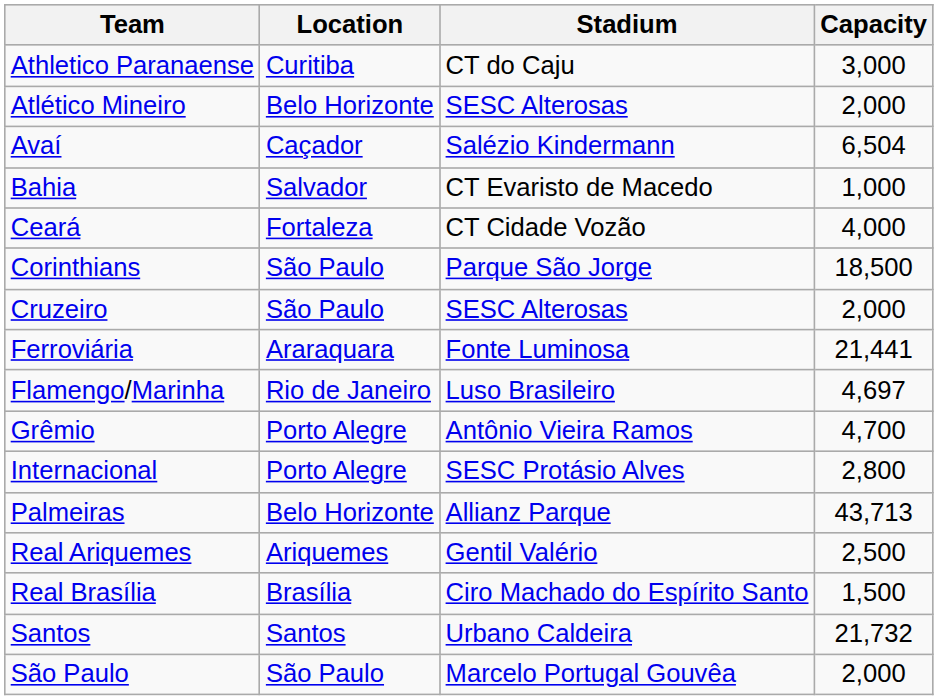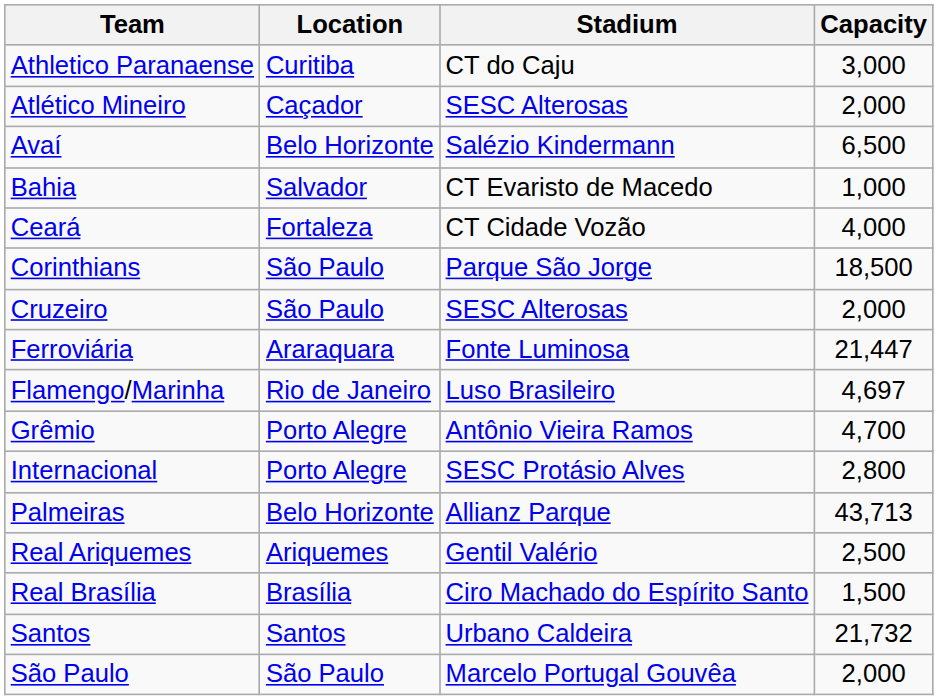(350, 106) Belo Horizonte -> (314, 106) Caçador
(314, 146) Caçador -> (350, 146) Belo Horizonte
(874, 146) 6,504 -> (874, 146) 6,500
(874, 349) 21,441 -> (874, 349) 21,447
